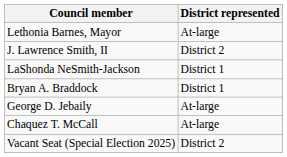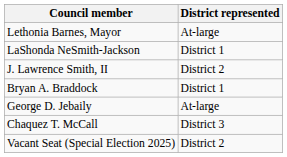rows swapped: (73, 69) <-> (57, 50)
(200, 124) At-large -> (202, 124) District 3
